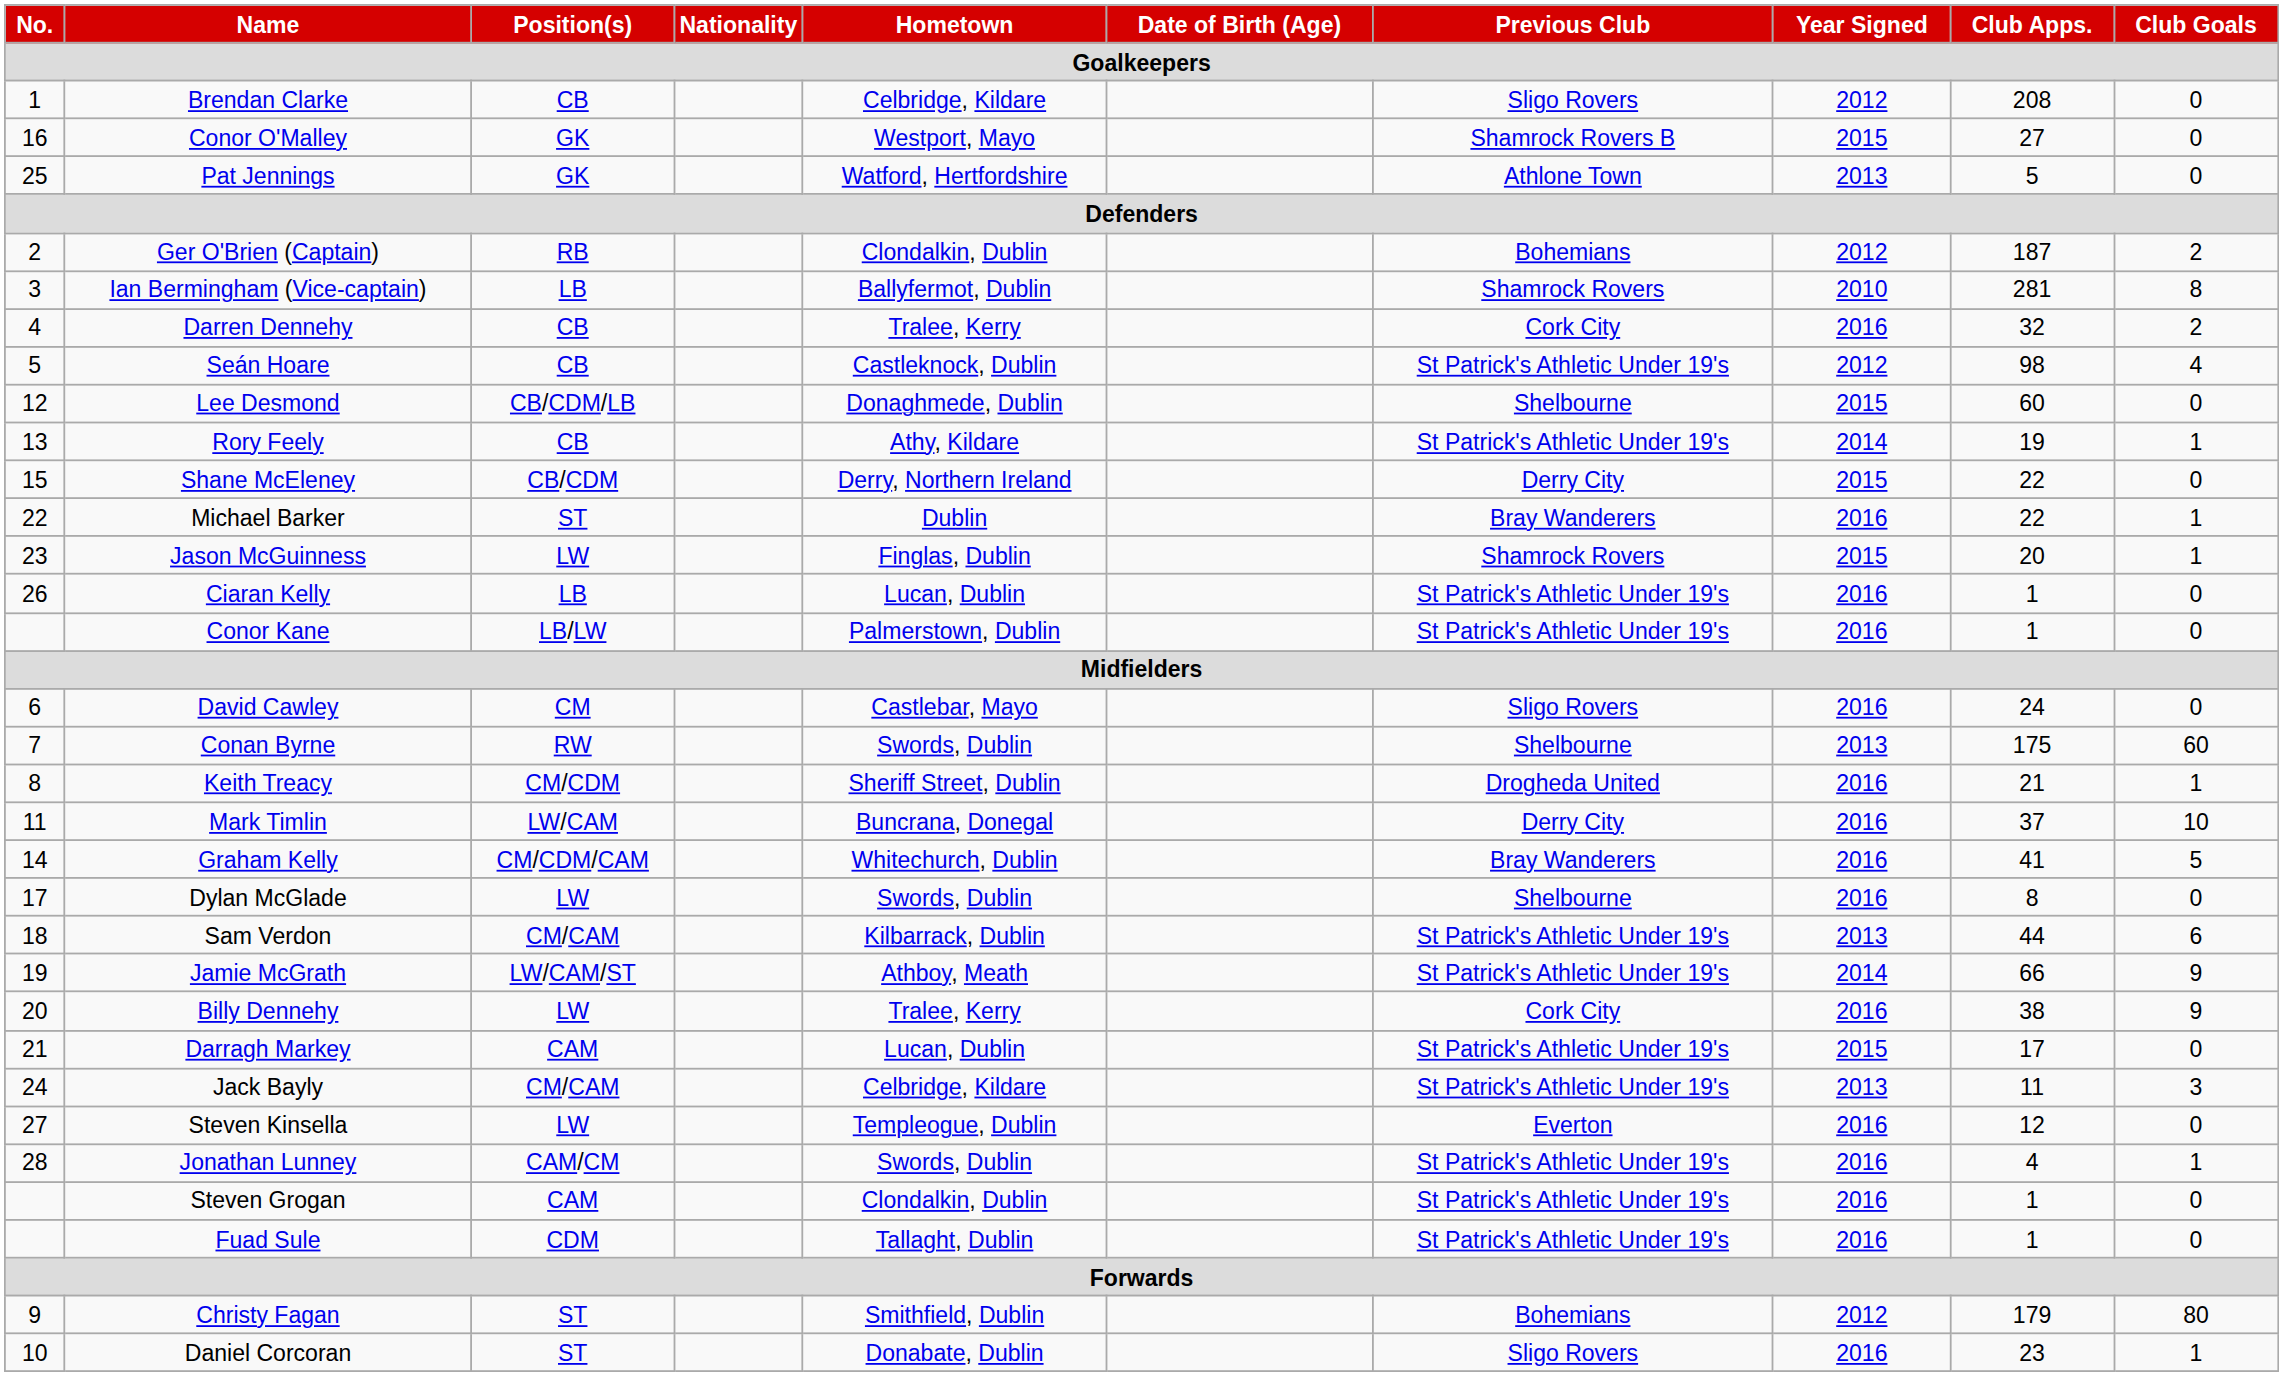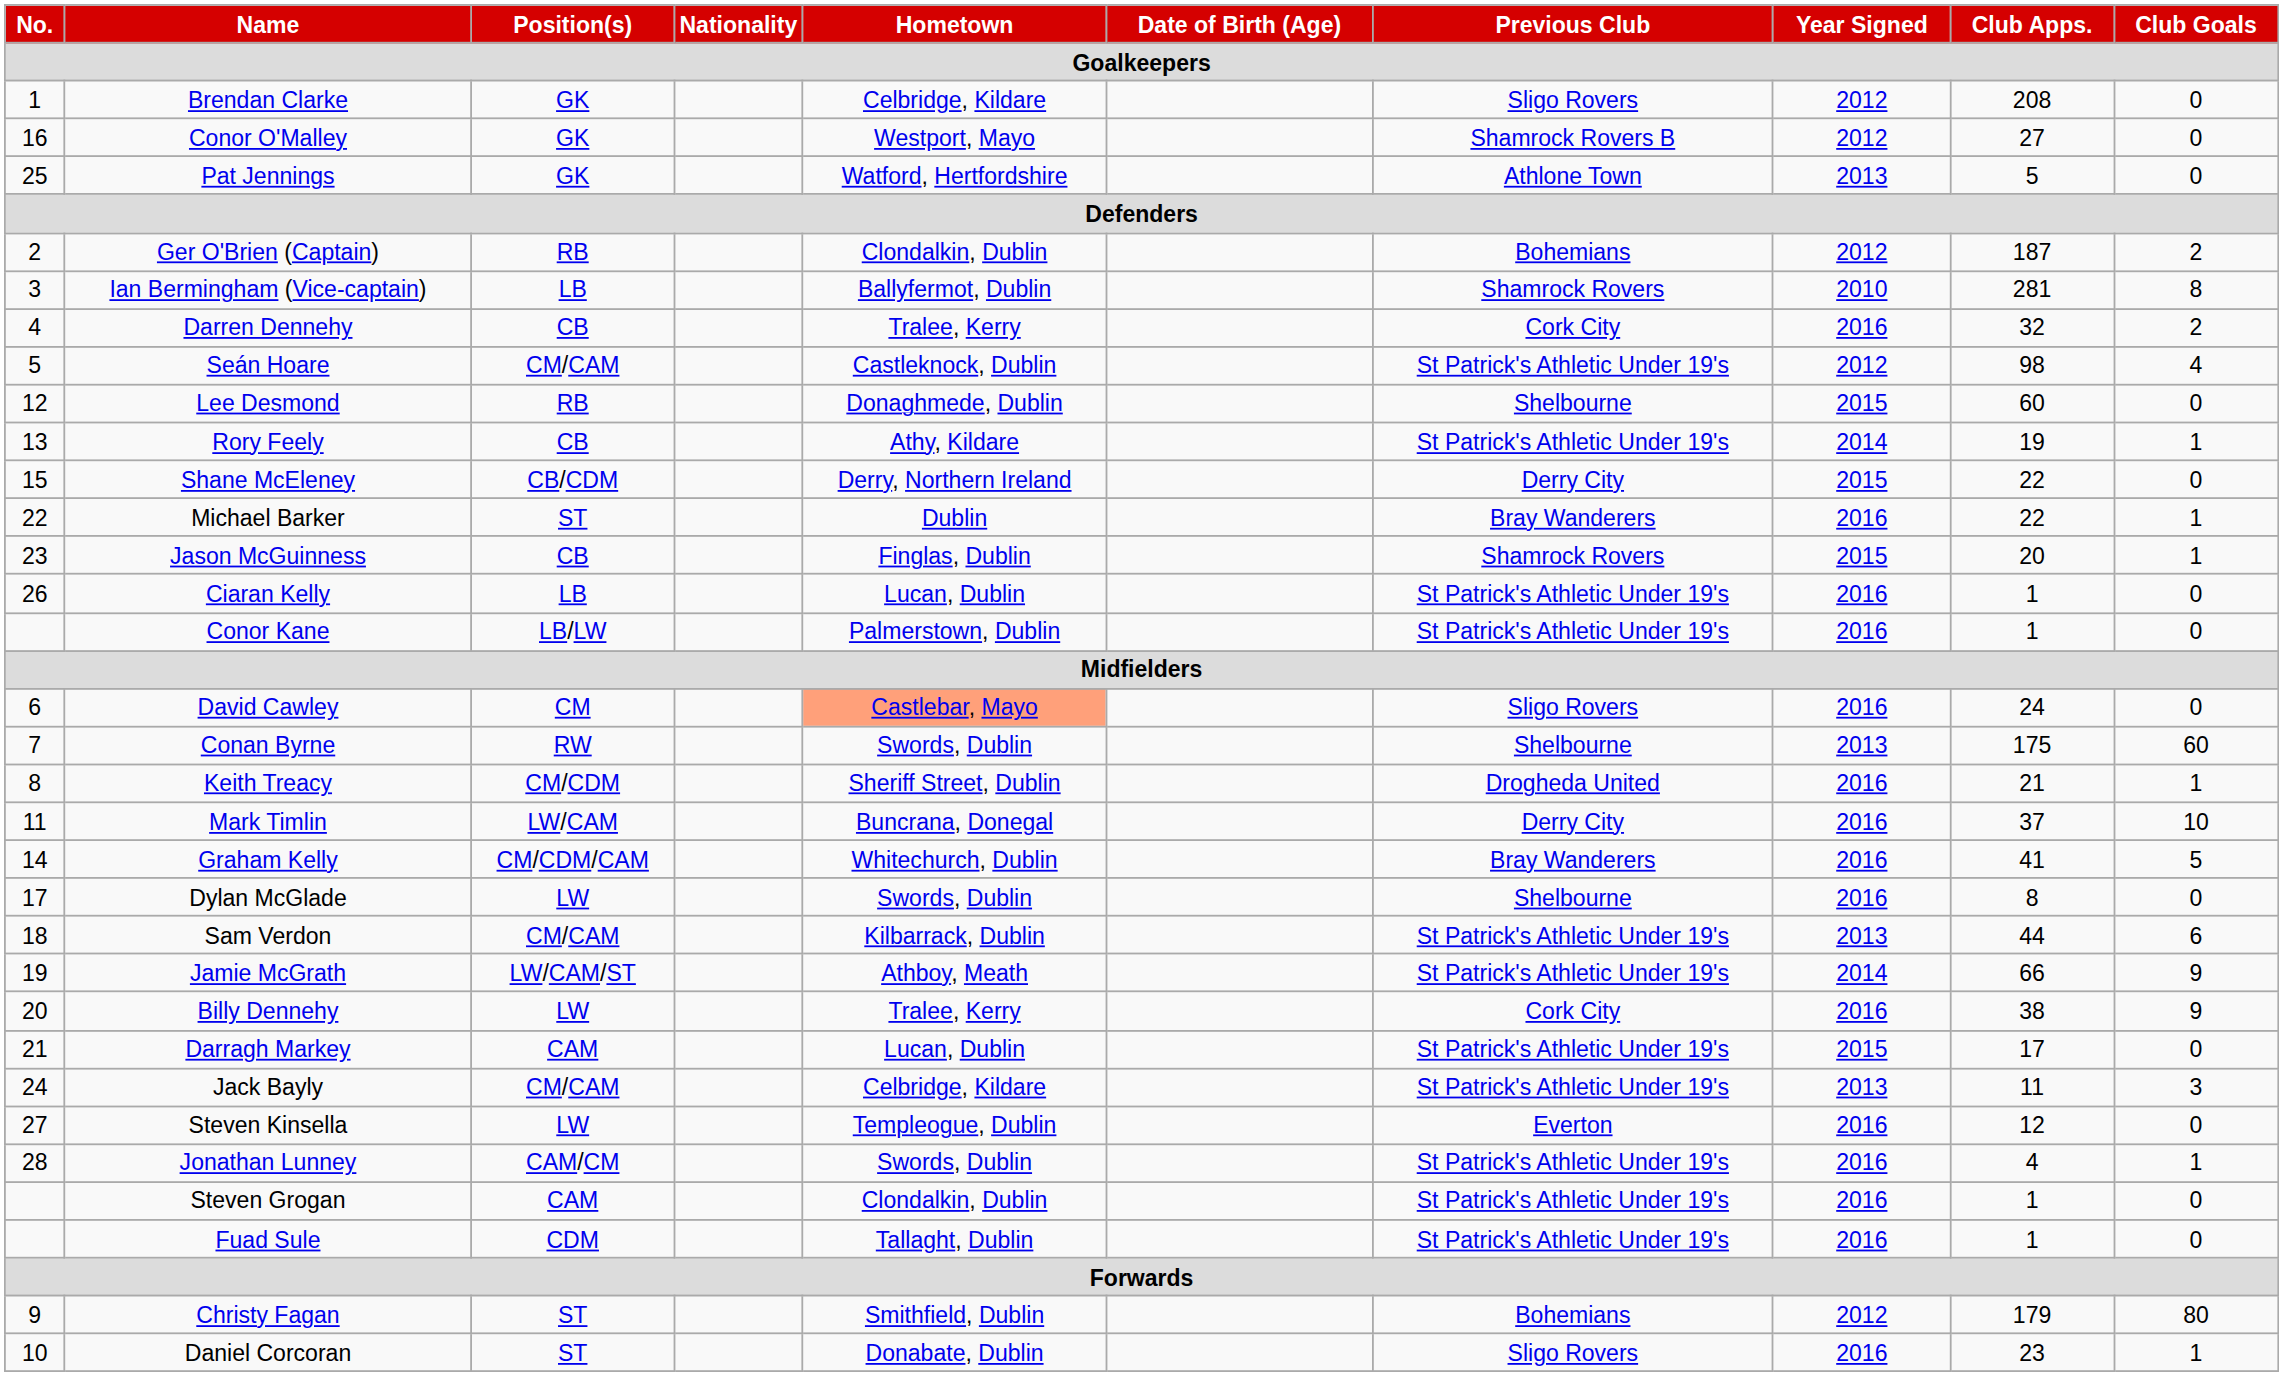(573, 100) CB -> (573, 100) GK
(1862, 138) 2015 -> (1862, 138) 2012
(573, 365) CB -> (573, 365) CM/CAM
(573, 403) CB/CDM/LB -> (573, 403) RB
(573, 555) LW -> (573, 555) CB
(955, 707) no background -> (955, 707) lightsalmon background
